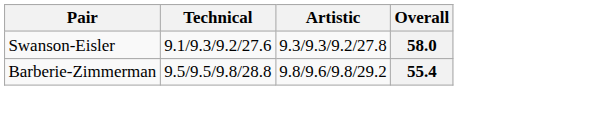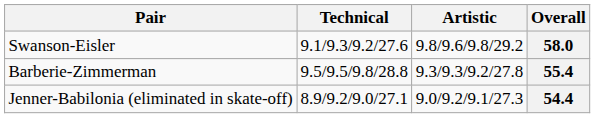(333, 44) 9.3/9.3/9.2/27.8 -> (469, 44) 9.8/9.6/9.8/29.2
(333, 71) 9.8/9.6/9.8/29.2 -> (469, 71) 9.3/9.3/9.2/27.8
+ row: (558, 98)
